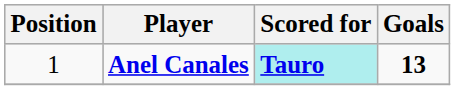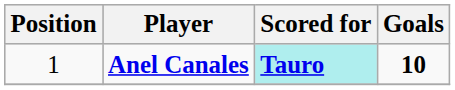(413, 63) 13 -> (413, 63) 10
